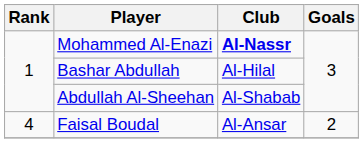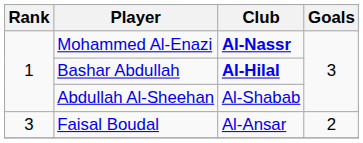(248, 71) normal -> (251, 71) bold
(29, 124) 4 -> (29, 124) 3
